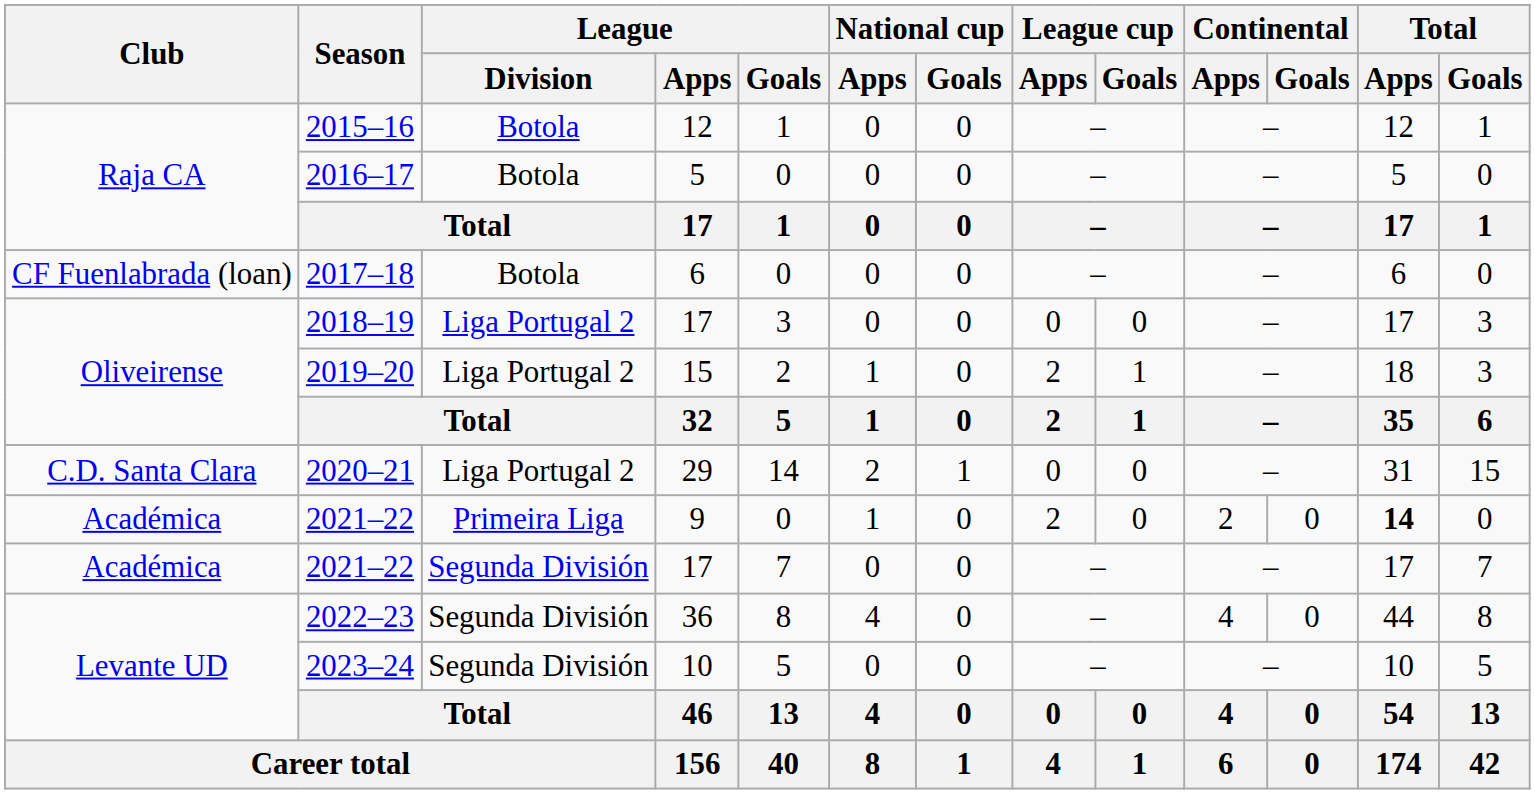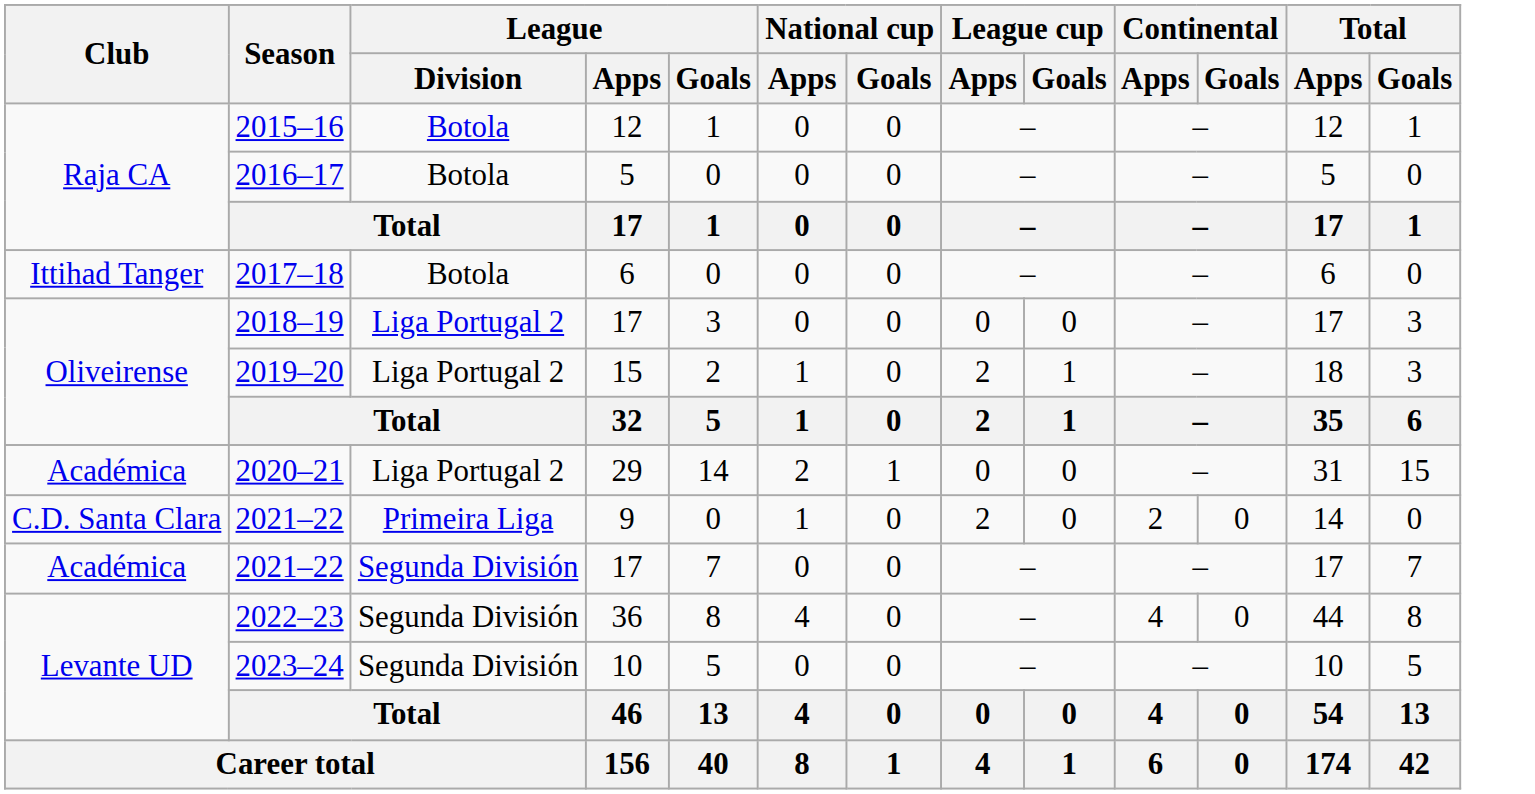(152, 273) CF Fuenlabrada (loan) -> (117, 273) Ittihad Tanger
(152, 469) C.D. Santa Clara -> (117, 469) Académica
(152, 518) Académica -> (117, 518) C.D. Santa Clara
(1398, 518) bold -> (1328, 518) normal
